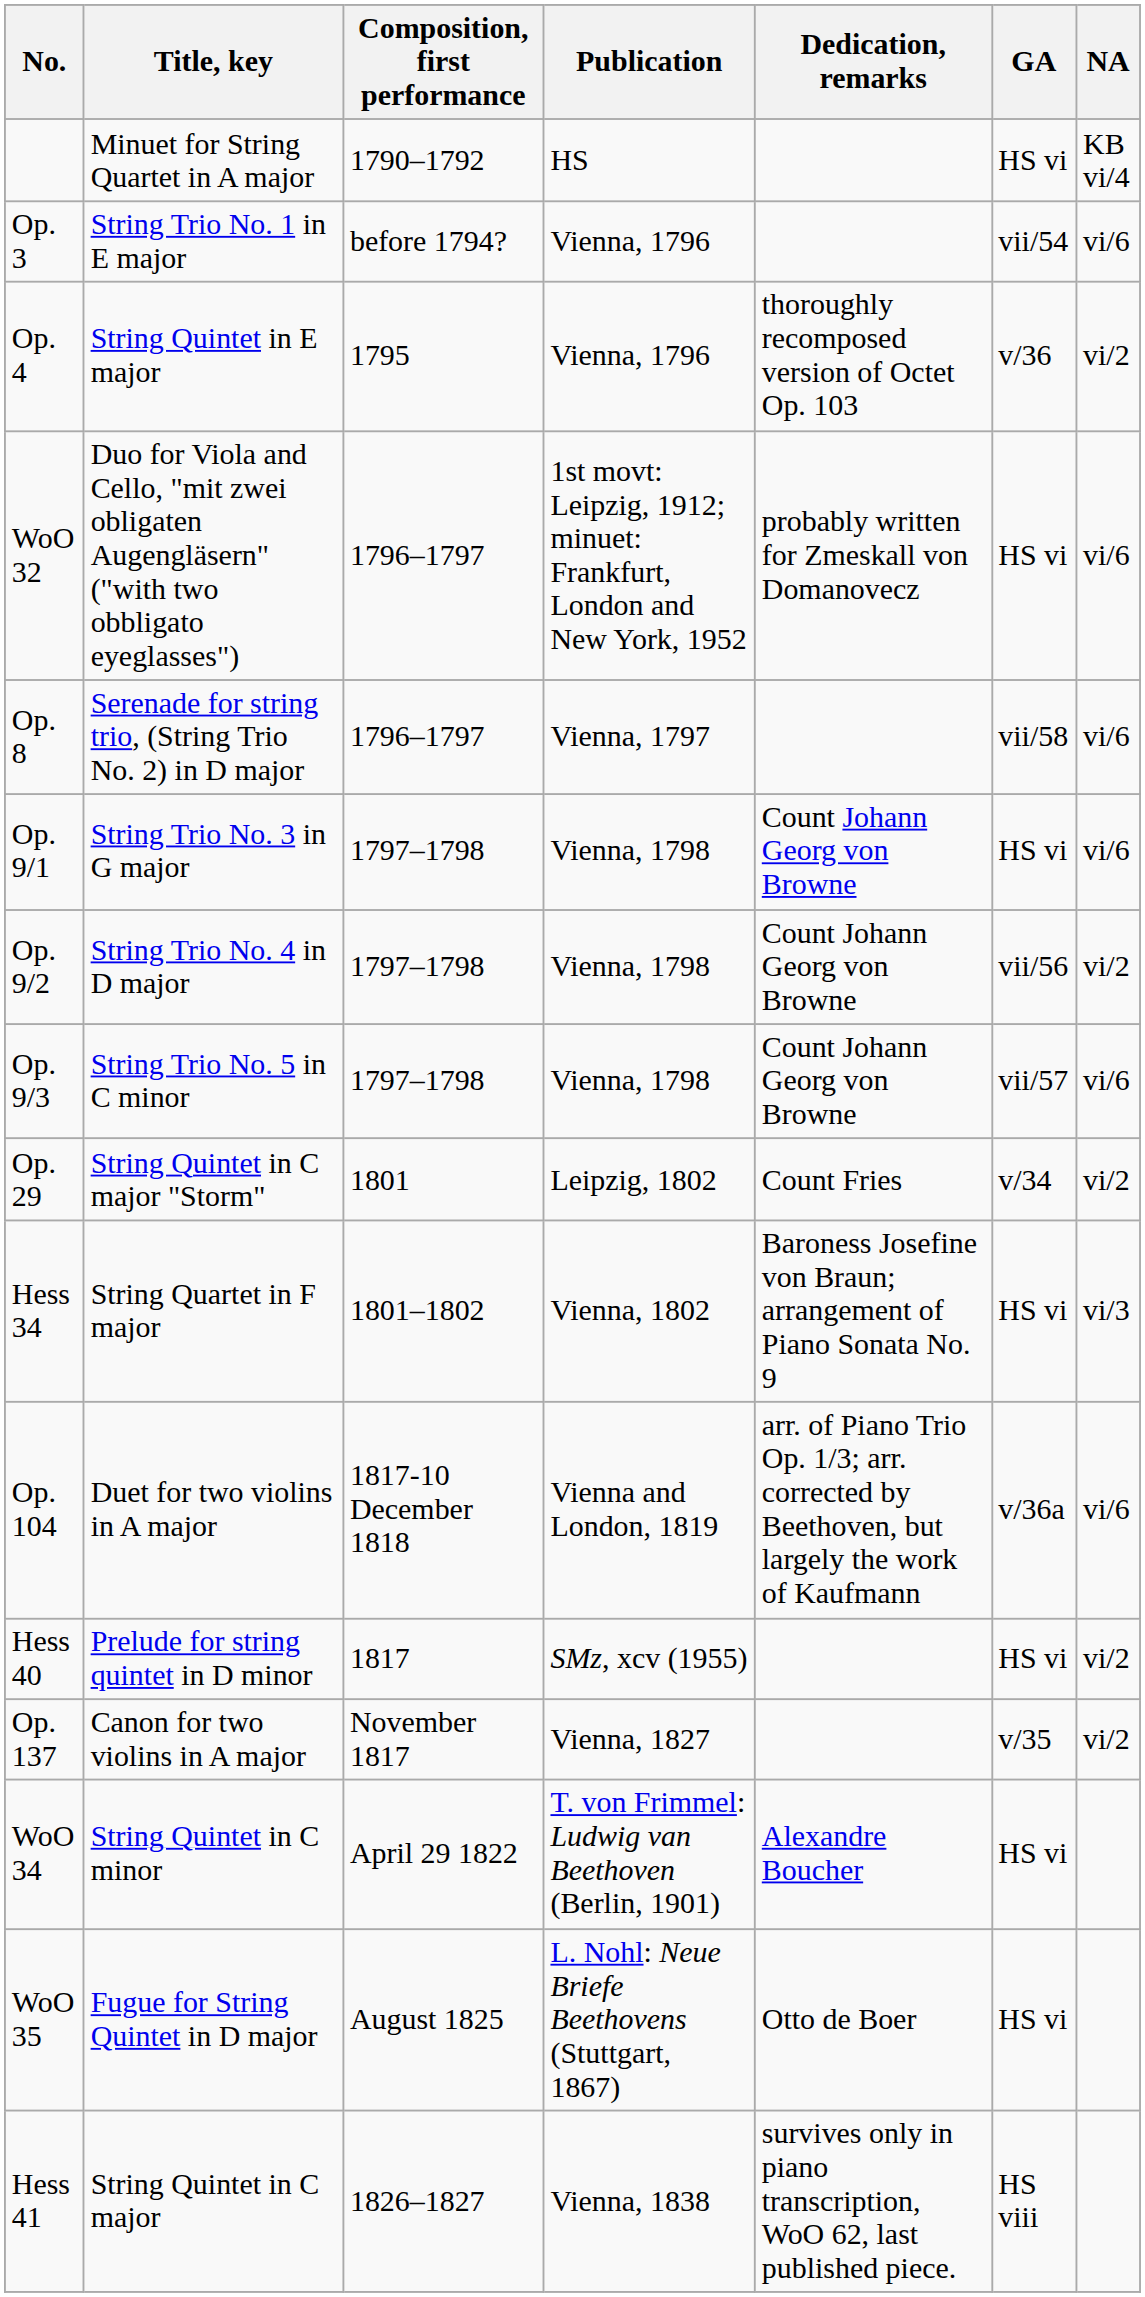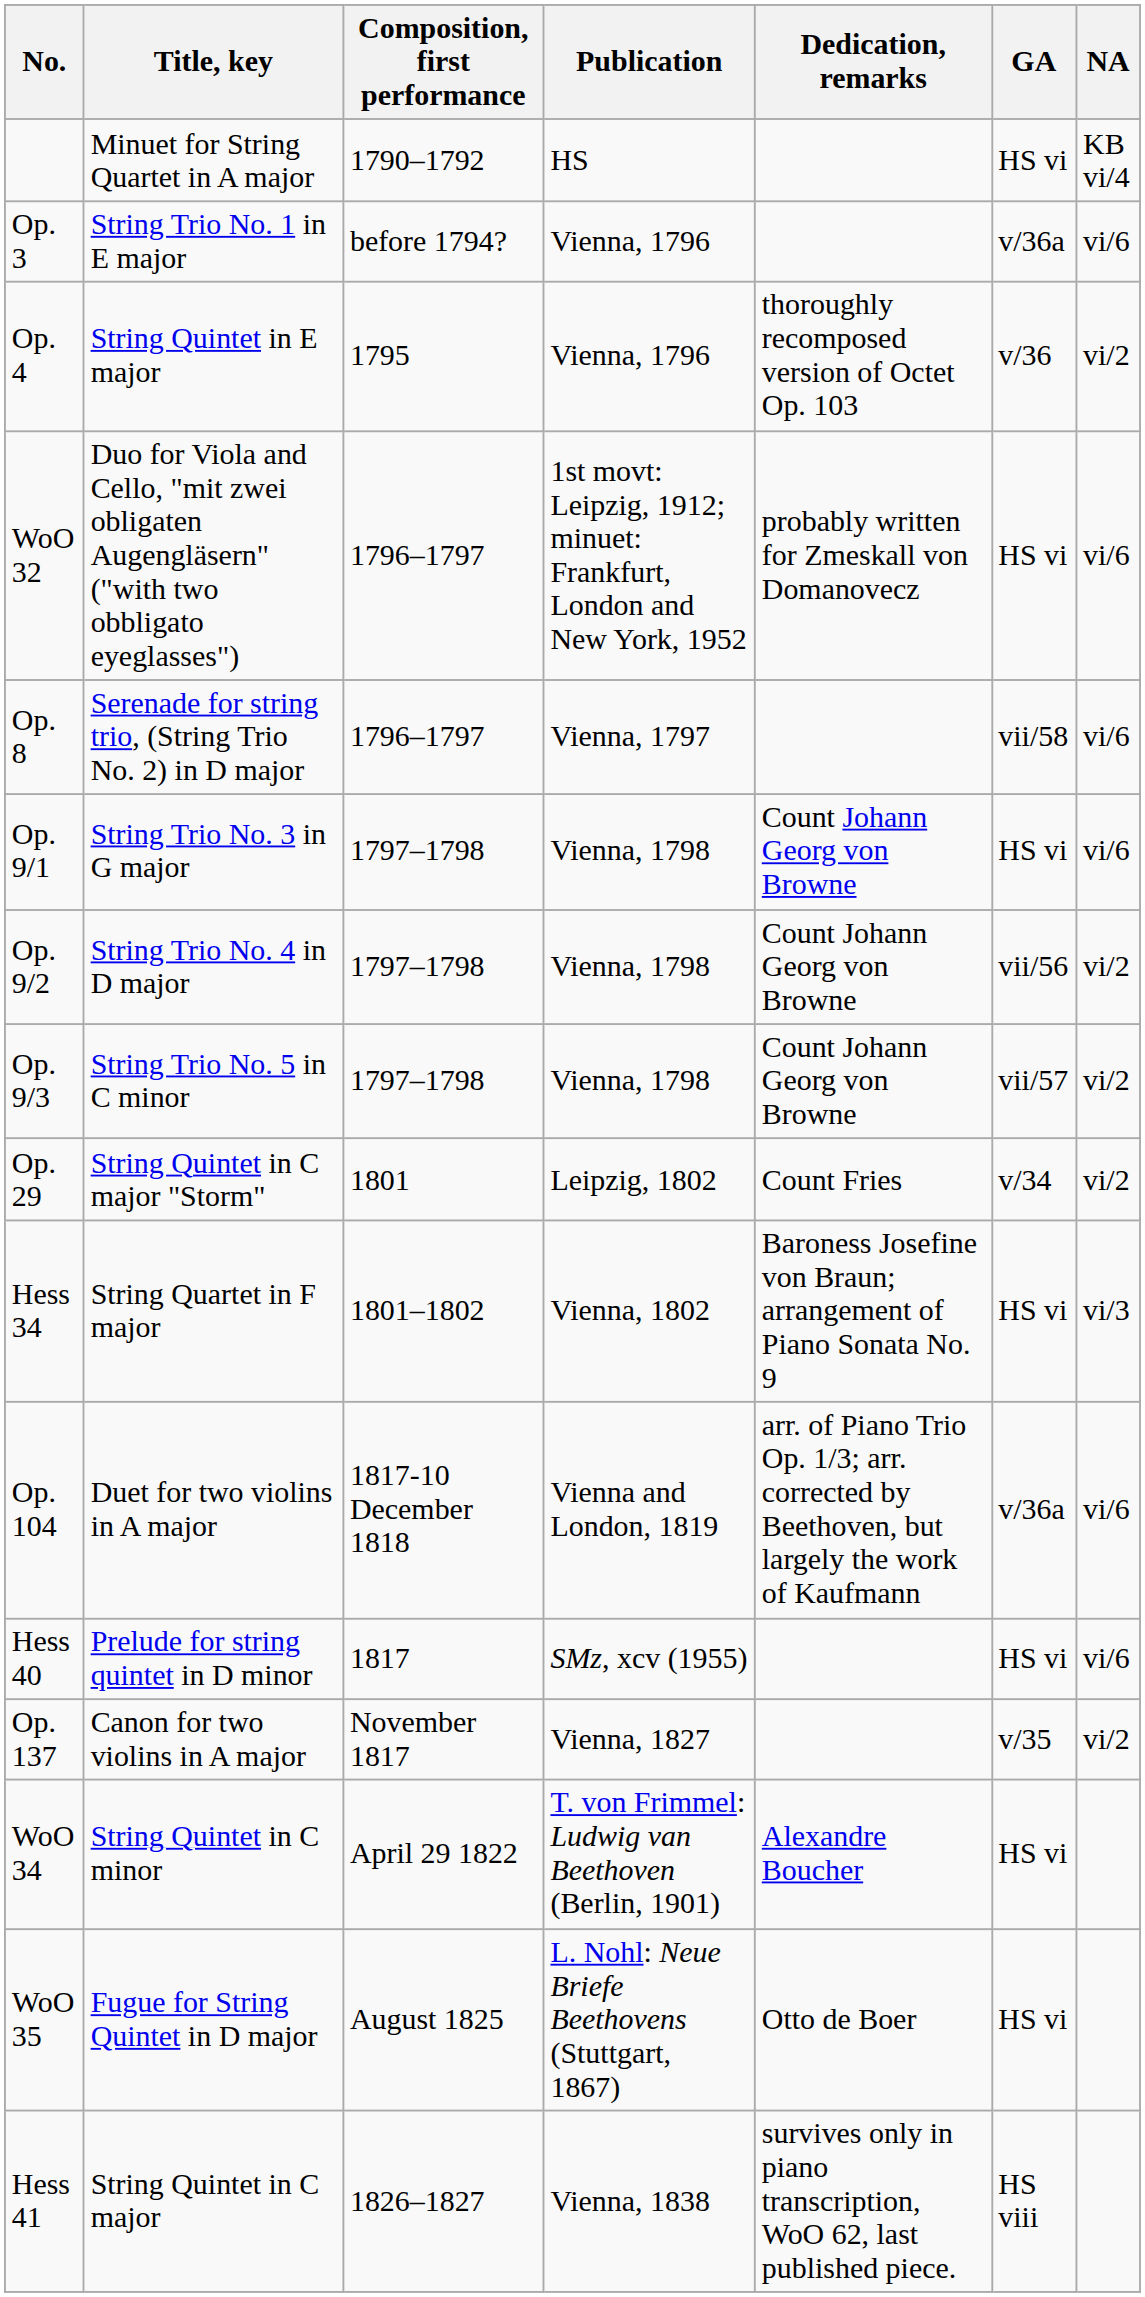(1033, 240) vii/54 -> (1032, 240) v/36a
(1106, 1081) vi/6 -> (1106, 1081) vi/2
(1106, 1657) vi/2 -> (1106, 1657) vi/6
